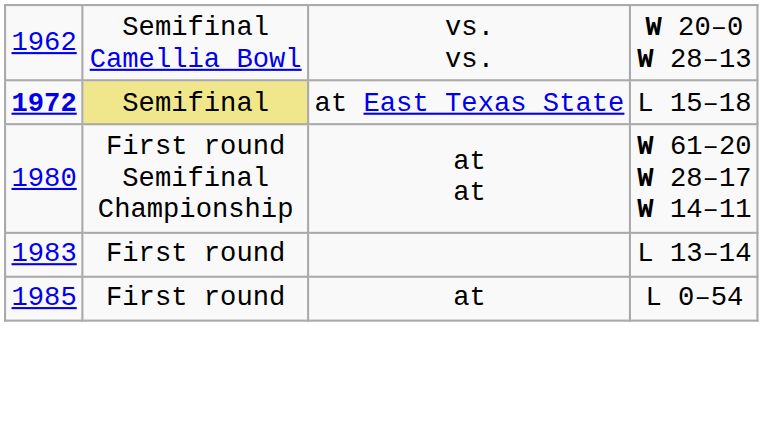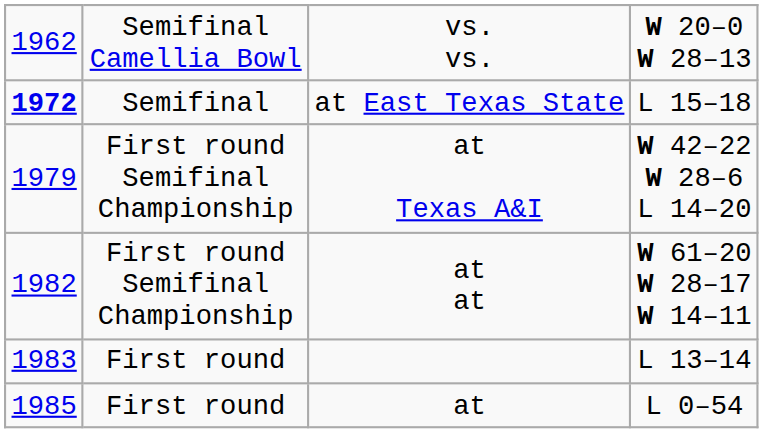(196, 103) khaki background -> (196, 103) no background
+ row: (469, 178)
(44, 178) 1980 -> (44, 285) 1982
